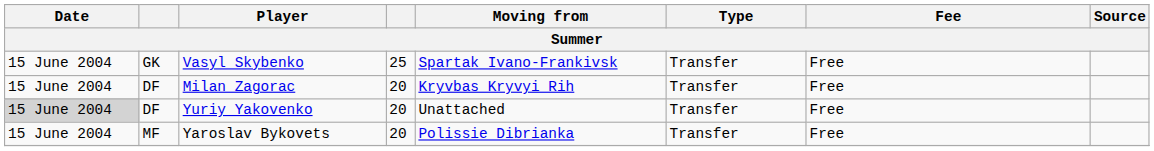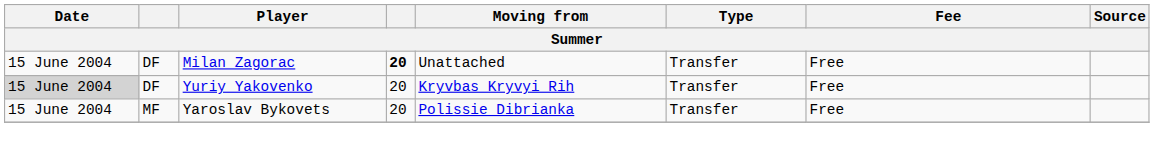- row: (243, 63)
(398, 87) normal -> (398, 63) bold
(496, 87) Kryvbas Kryvyi Rih -> (462, 63) Unattached
(462, 110) Unattached -> (496, 87) Kryvbas Kryvyi Rih
